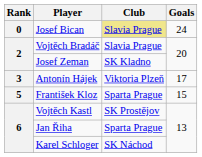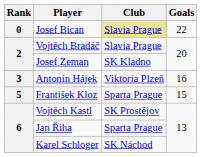(181, 29) 24 -> (181, 29) 22
(181, 78) 17 -> (181, 78) 16
